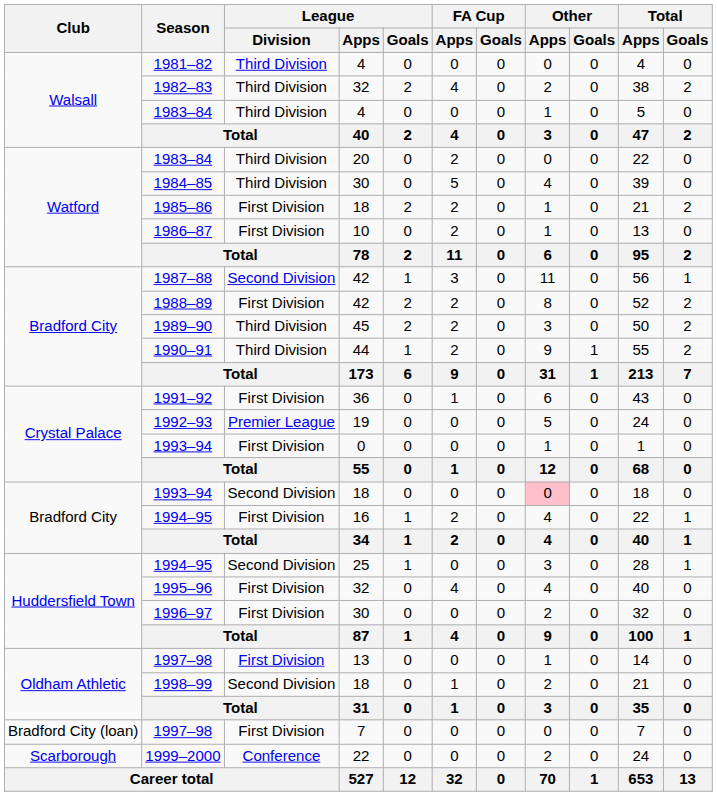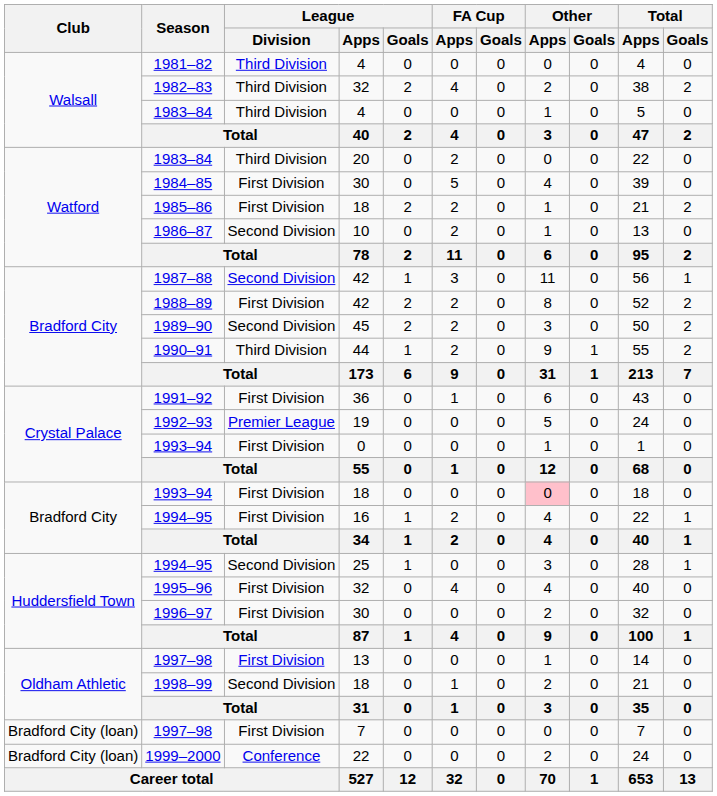(281, 183) Third Division -> (281, 183) First Division
(281, 231) First Division -> (281, 231) Second Division
(281, 326) Third Division -> (281, 326) Second Division
(281, 493) Second Division -> (281, 493) First Division
(73, 755) Scarborough -> (73, 755) Bradford City (loan)
